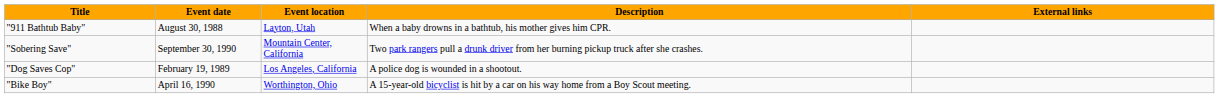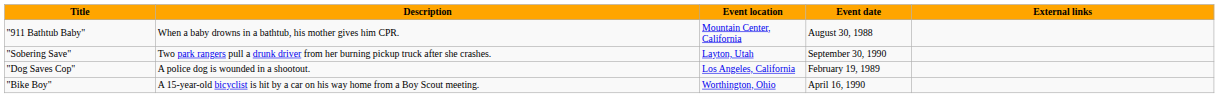columns swapped: (208, 12) <-> (639, 12)
(289, 27) Layton, Utah -> (736, 33) Mountain Center, California
(298, 48) Mountain Center, California -> (728, 54) Layton, Utah
